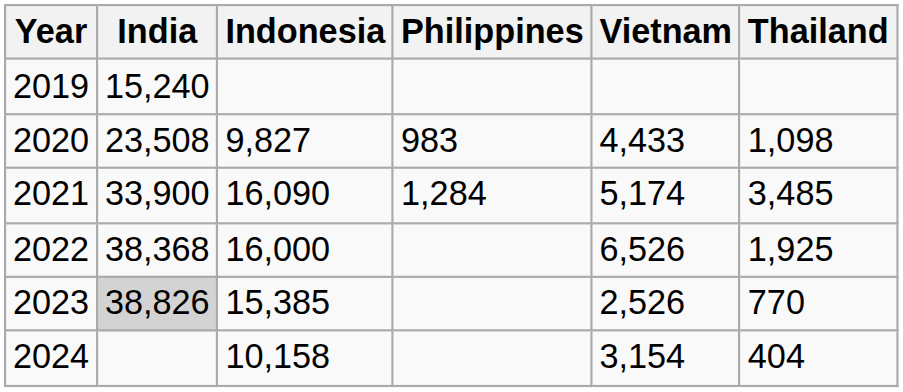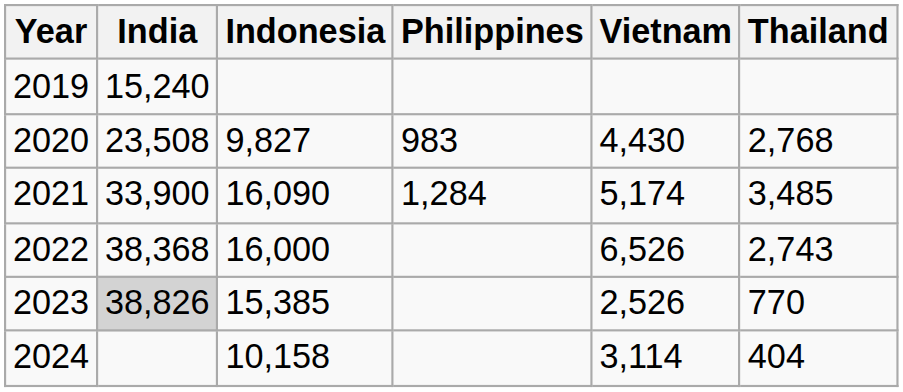(642, 140) 4,433 -> (642, 140) 4,430
(791, 140) 1,098 -> (791, 140) 2,768
(791, 248) 1,925 -> (791, 248) 2,743
(642, 357) 3,154 -> (641, 357) 3,114
